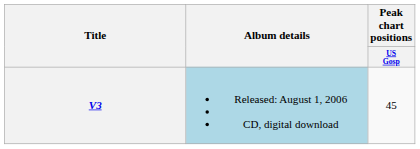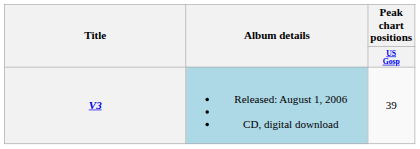(391, 105) 45 -> (391, 105) 39
